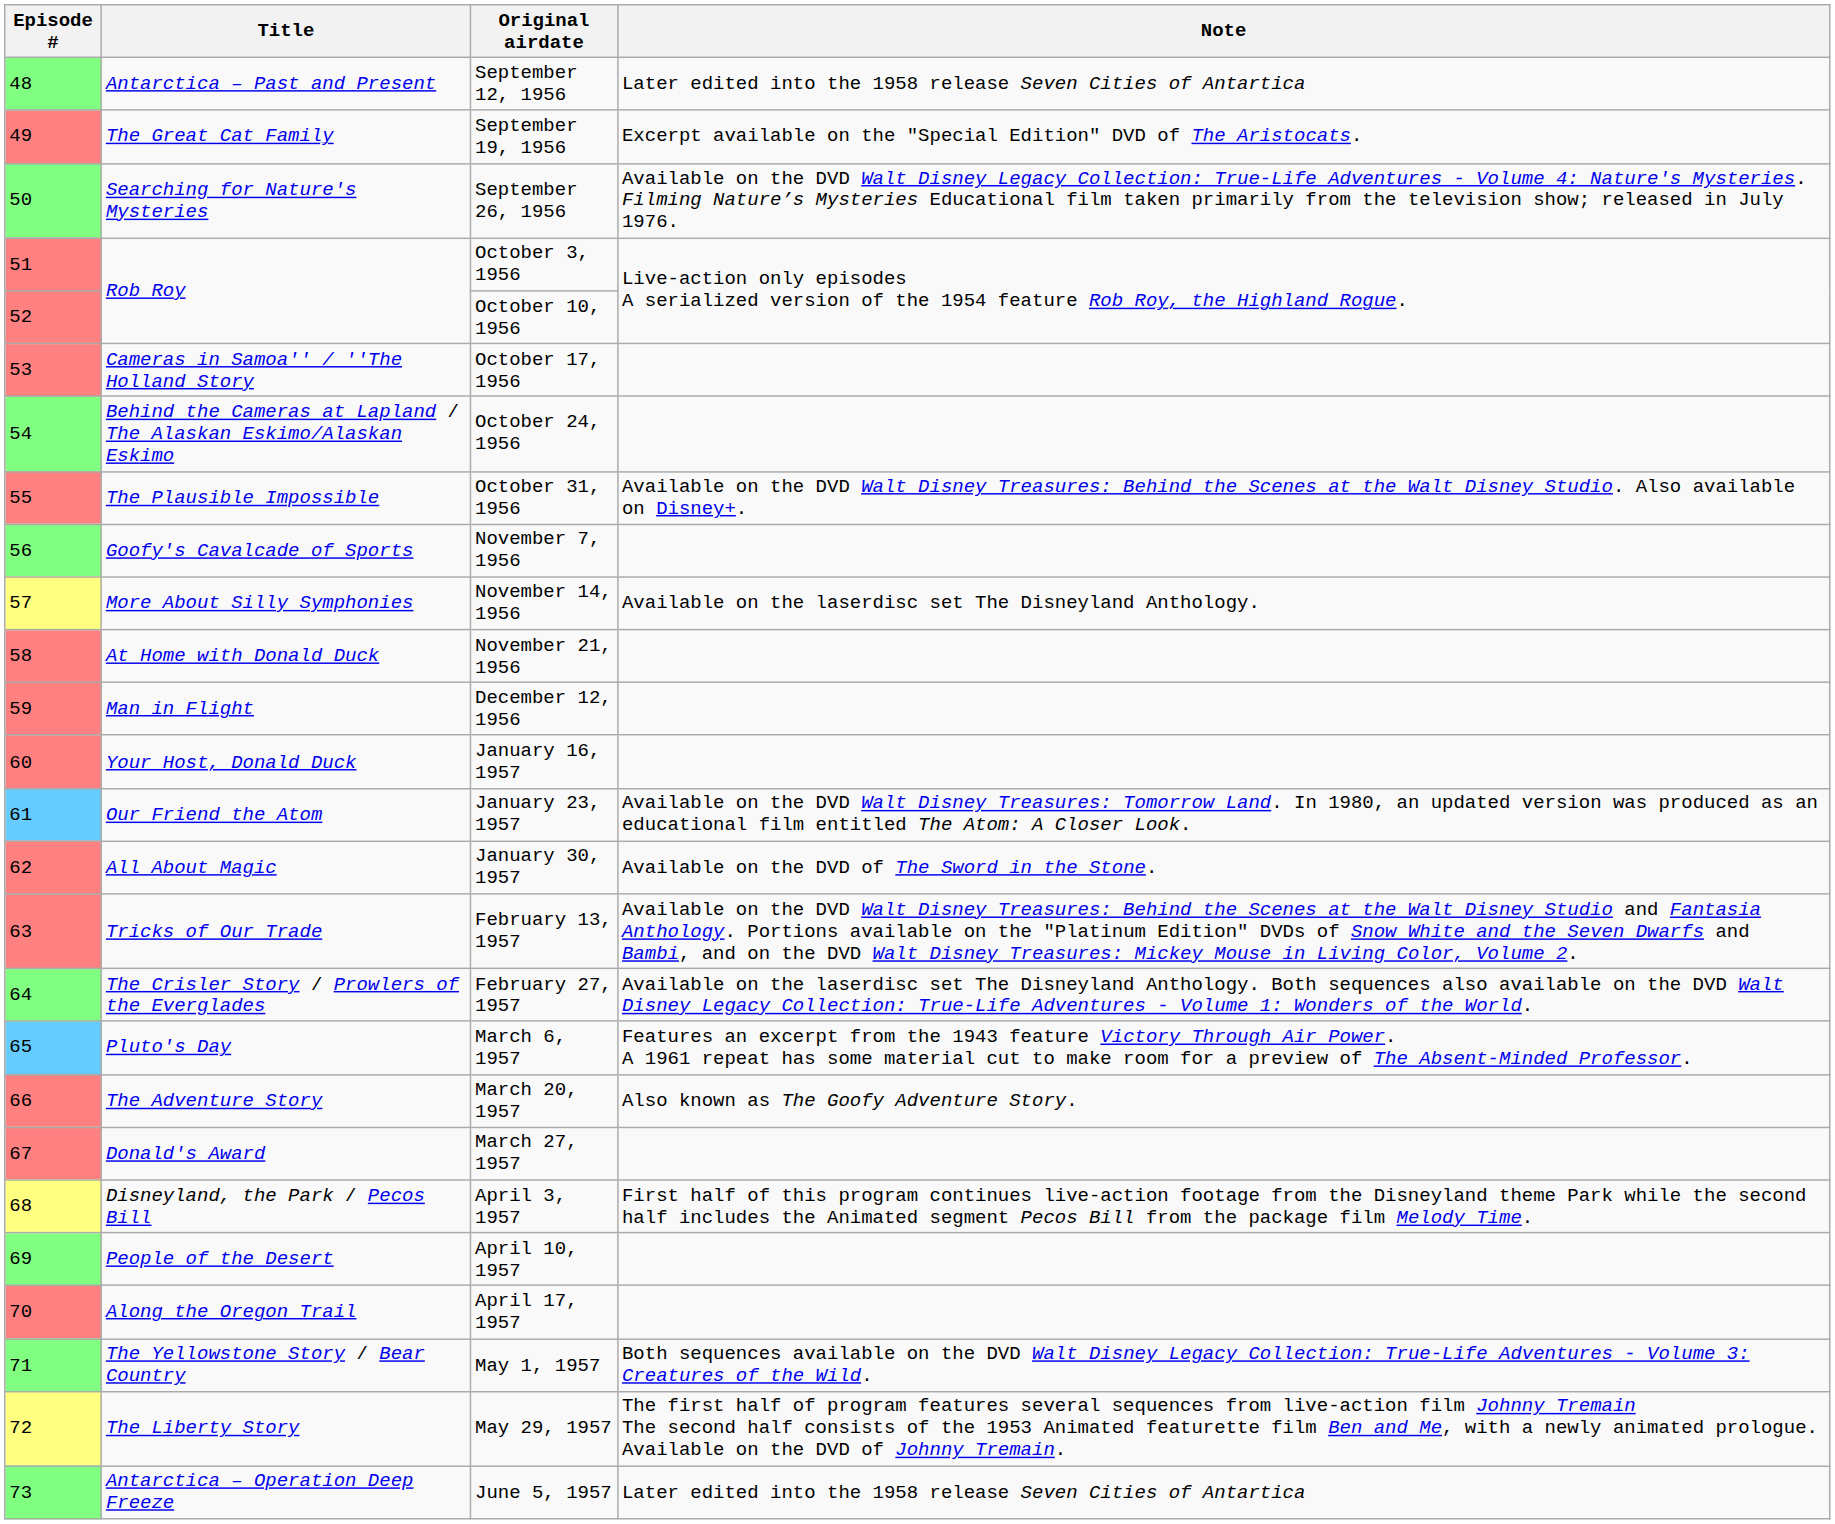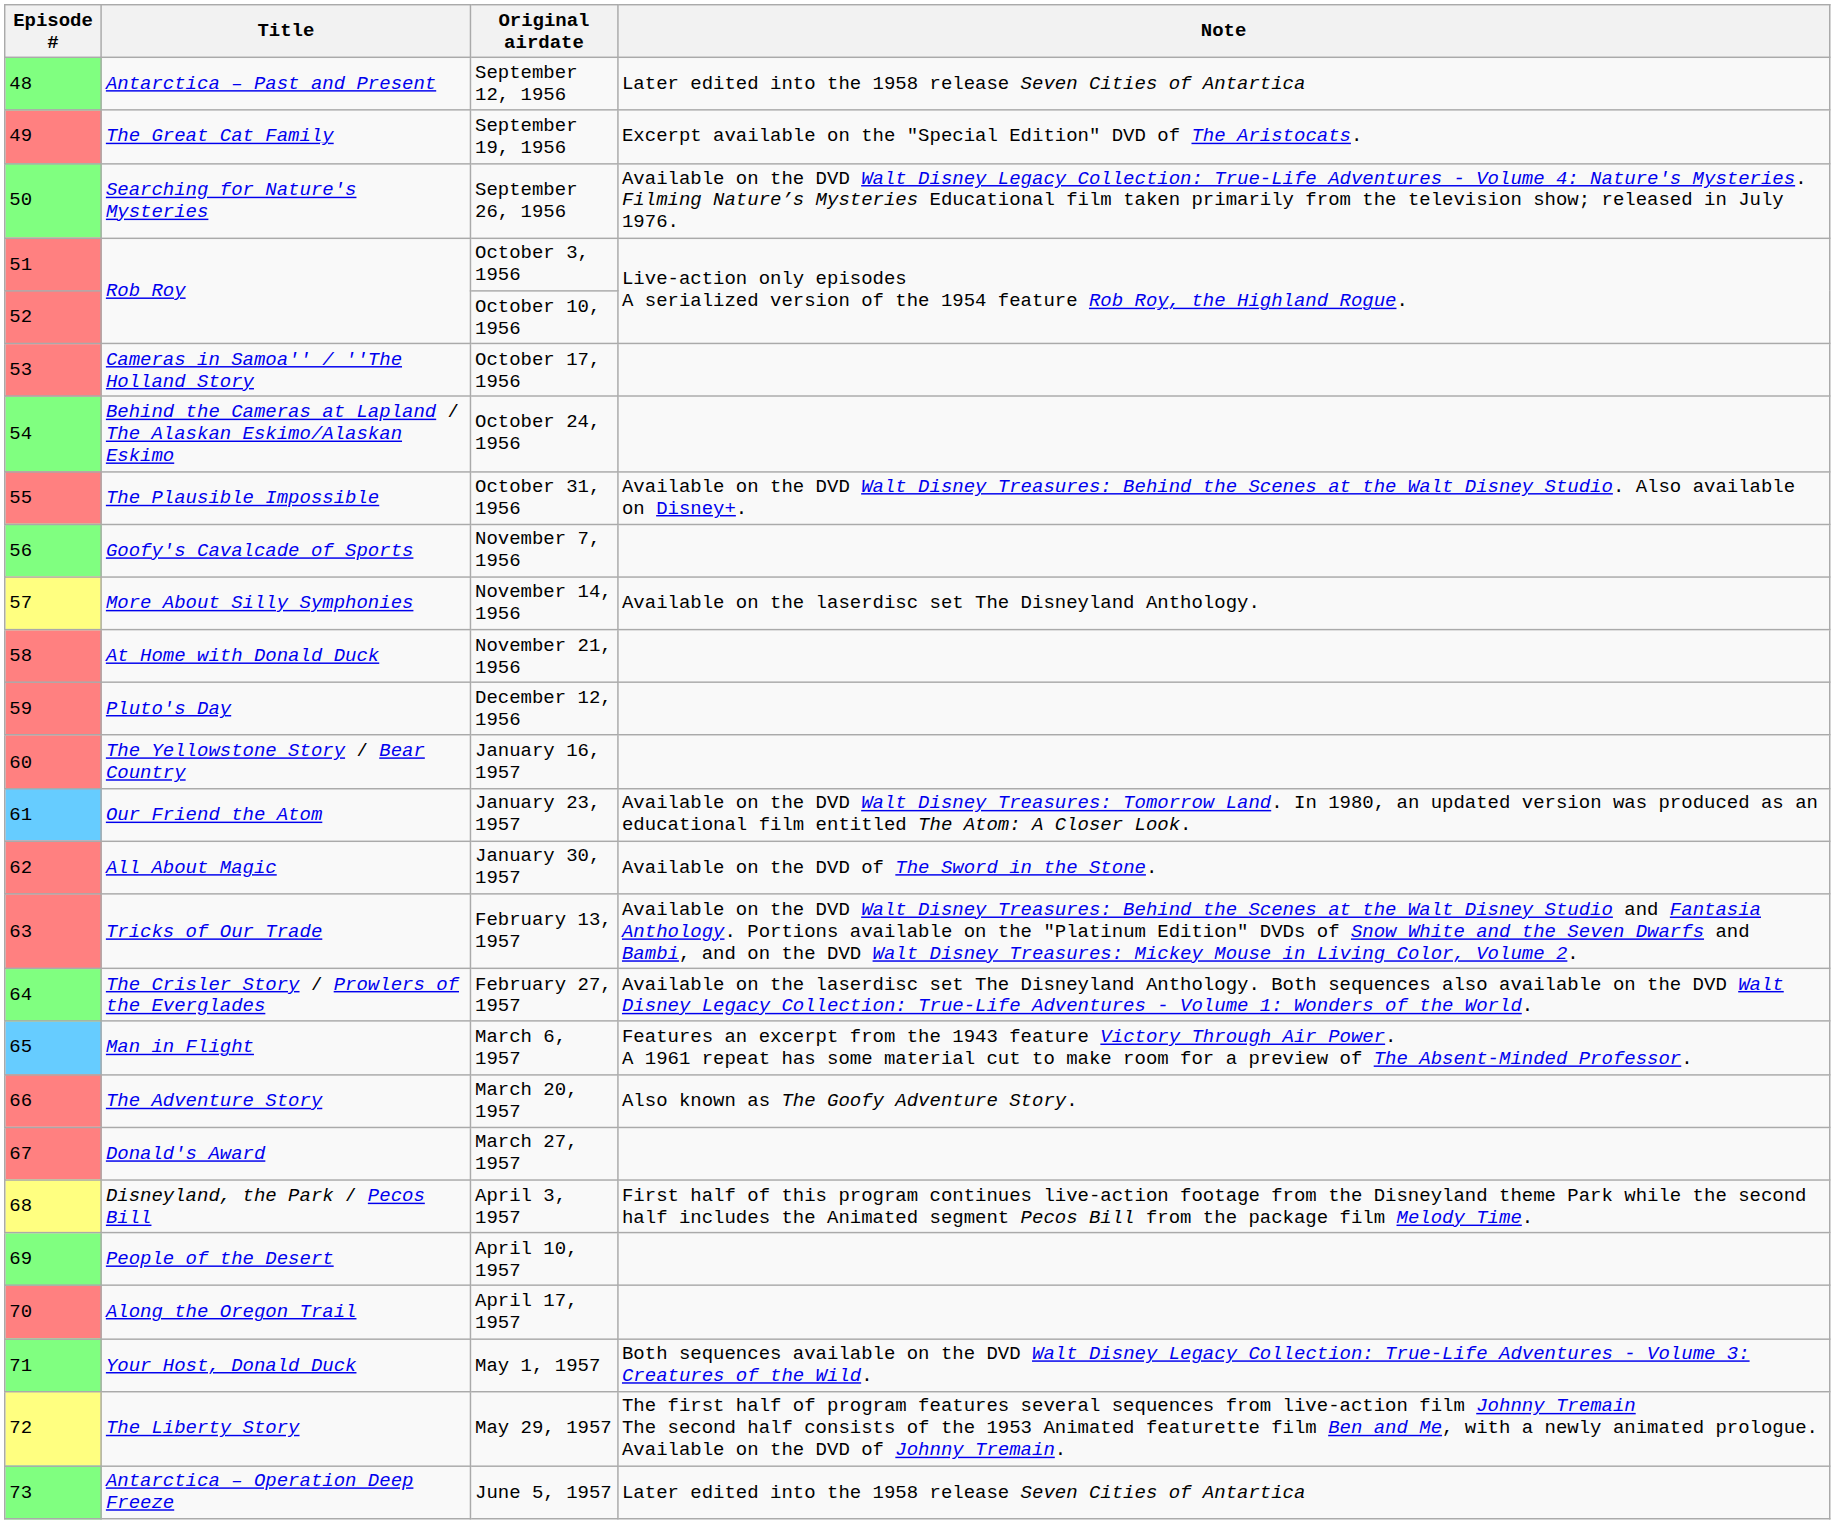(180, 709) Man in Flight -> (169, 709) Pluto's Day
(231, 762) Your Host, Donald Duck -> (265, 762) The Yellowstone Story / Bear Country
(169, 1048) Pluto's Day -> (180, 1048) Man in Flight
(265, 1365) The Yellowstone Story / Bear Country -> (231, 1365) Your Host, Donald Duck
